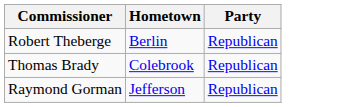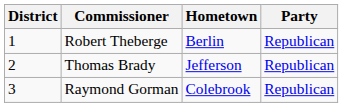+ column: (33, 16)
(161, 65) Colebrook -> (214, 65) Jefferson
(157, 89) Jefferson -> (218, 89) Colebrook
